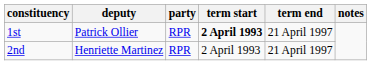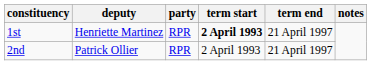(106, 32) Patrick Ollier -> (119, 32) Henriette Martinez
(119, 50) Henriette Martinez -> (106, 50) Patrick Ollier
